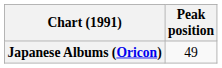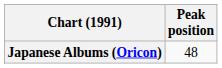(191, 52) 49 -> (191, 52) 48
